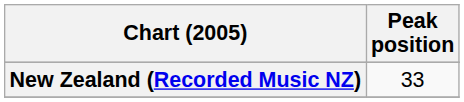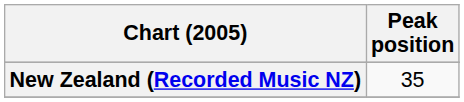(413, 79) 33 -> (413, 79) 35
